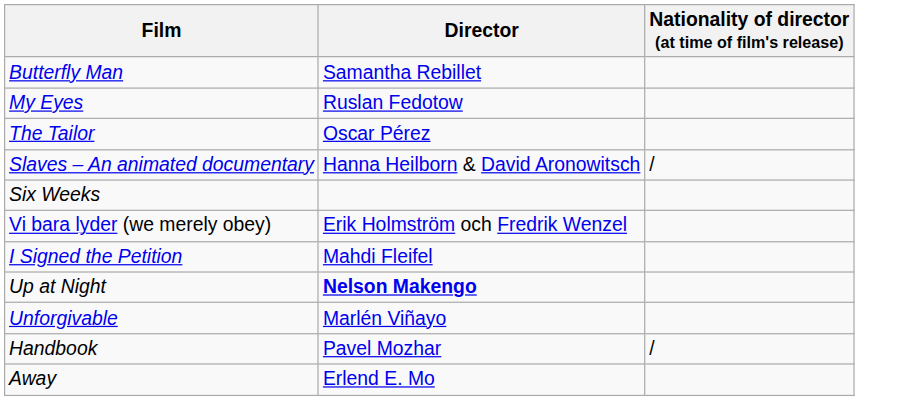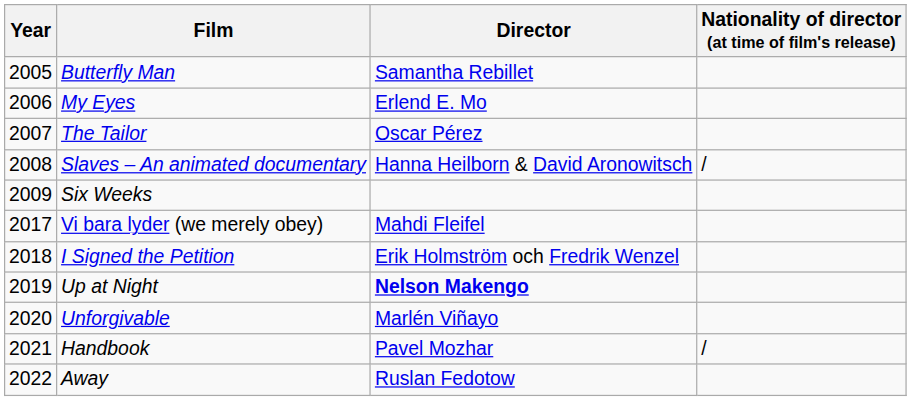+ column: (31, 30)
(393, 103) Ruslan Fedotow -> (431, 103) Erlend E. Mo
(475, 225) Erik Holmström och Fredrik Wenzel -> (430, 225) Mahdi Fleifel
(378, 256) Mahdi Fleifel -> (527, 256) Erik Holmström och Fredrik Wenzel
(379, 379) Erlend E. Mo -> (445, 379) Ruslan Fedotow
